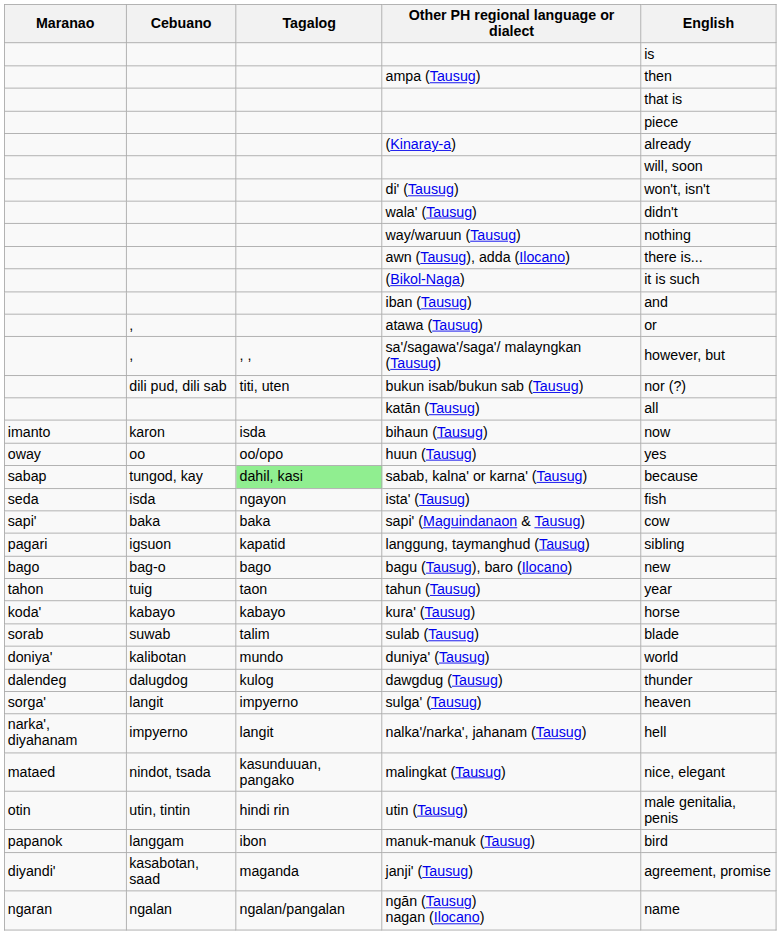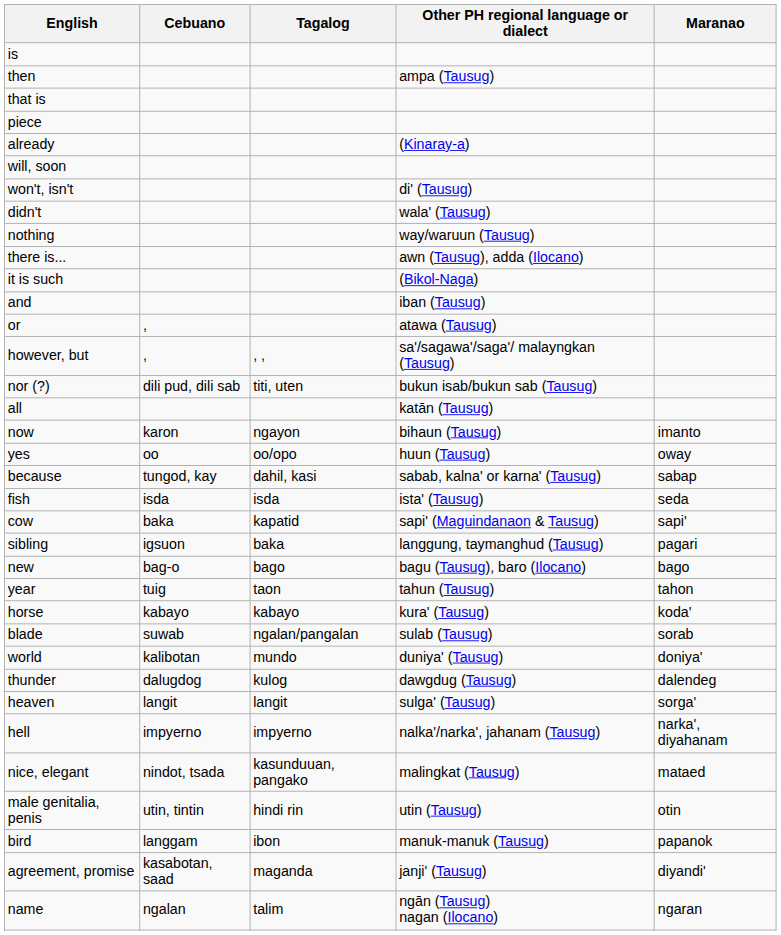columns swapped: (65, 23) <-> (708, 23)
(253, 431) isda -> (277, 431) ngayon
(271, 476) lightgreen background -> (285, 476) no background
(263, 499) ngayon -> (266, 499) isda
(255, 522) baka -> (276, 522) kapatid
(262, 544) kapatid -> (269, 544) baka
(255, 635) talim -> (306, 635) ngalan/pangalan
(269, 702) impyerno -> (270, 702) langit
(257, 733) langit -> (282, 733) impyerno
(292, 910) ngalan/pangalan -> (268, 910) talim
